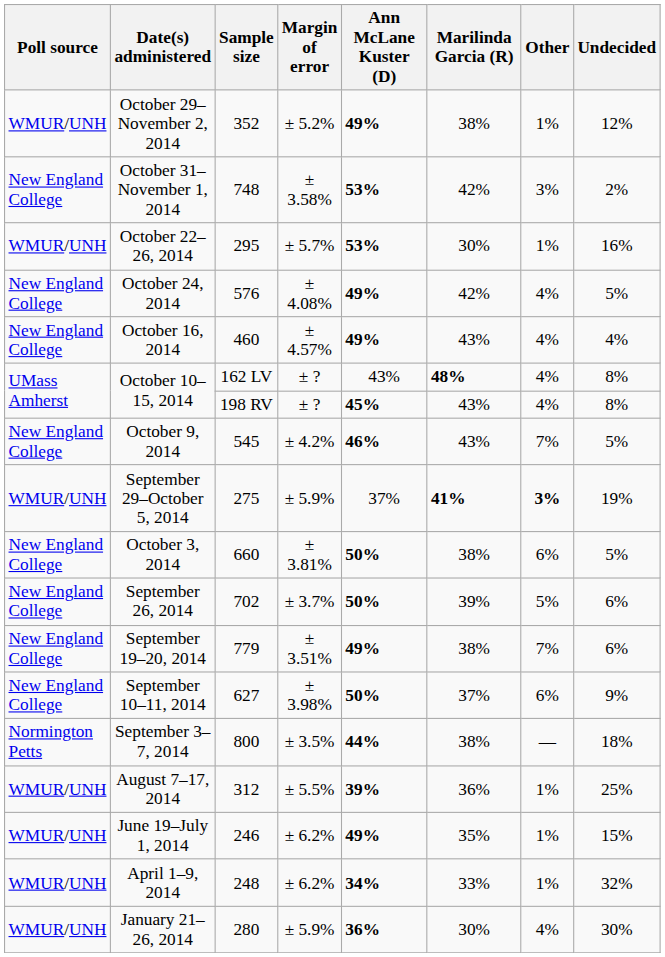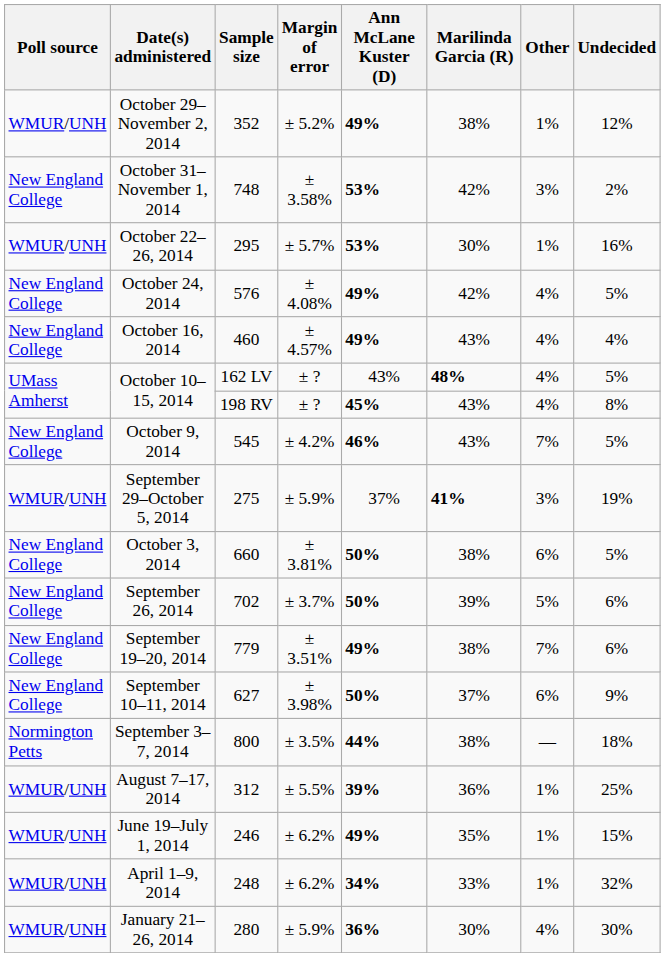(617, 377) 8% -> (617, 377) 5%
(547, 498) bold -> (547, 498) normal
